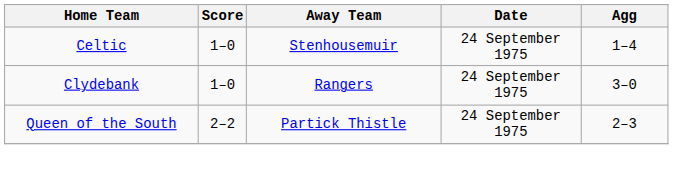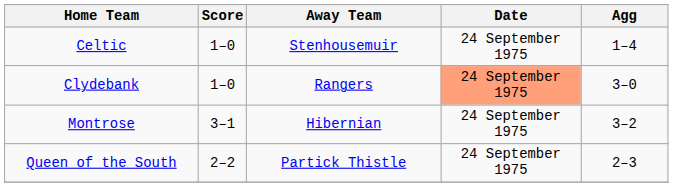(511, 85) no background -> (511, 85) lightsalmon background
+ row: (101, 124)
